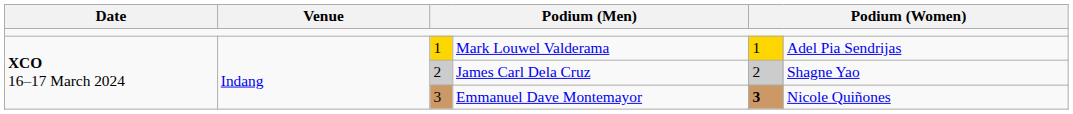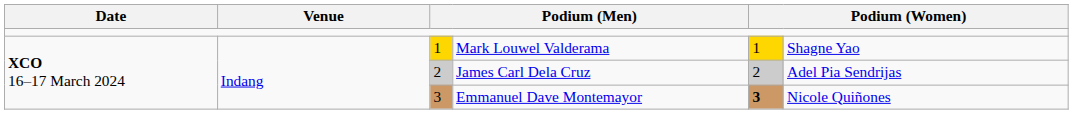(844, 48) Adel Pia Sendrijas -> (823, 48) Shagne Yao
(823, 72) Shagne Yao -> (844, 72) Adel Pia Sendrijas
